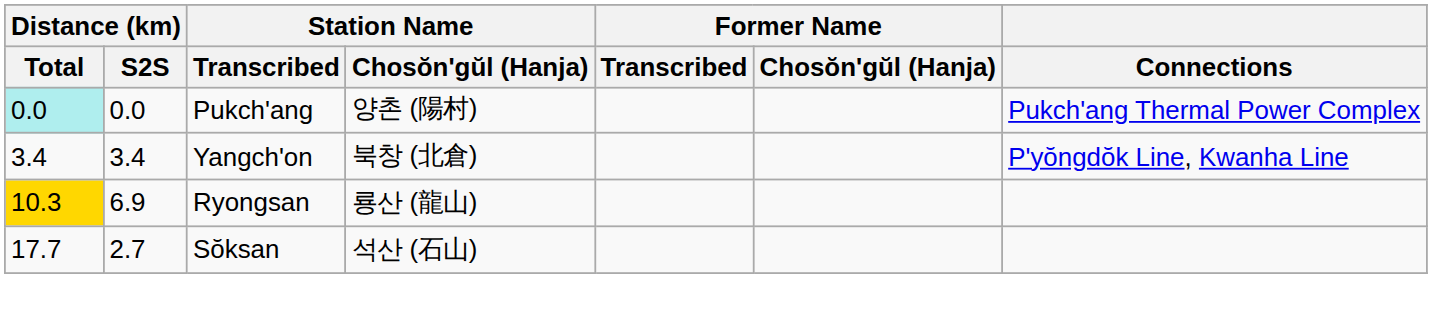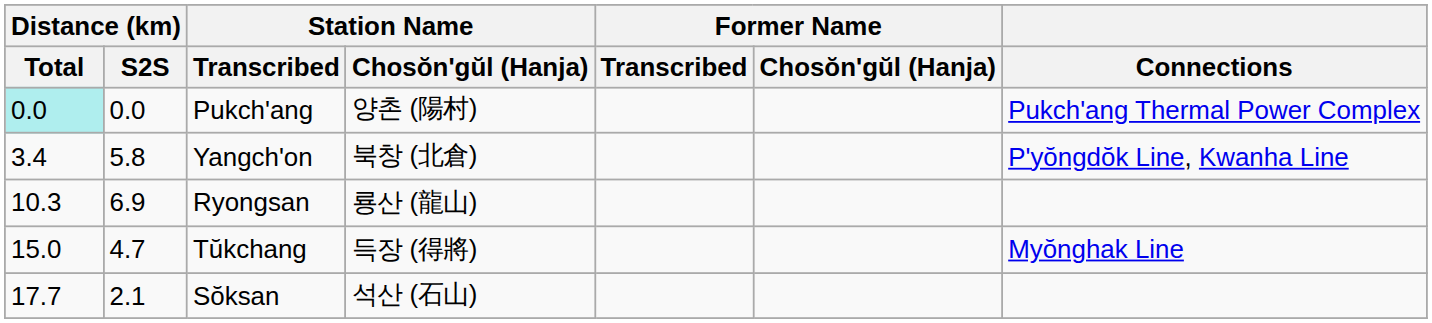(128, 157) 3.4 -> (128, 157) 5.8
(36, 203) gold background -> (36, 203) no background
+ row: (250, 249)
(128, 249) 2.7 -> (128, 296) 2.1
